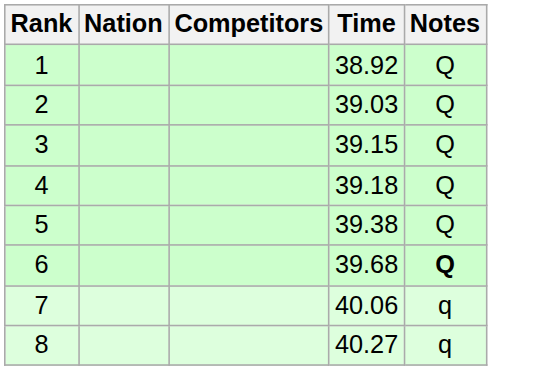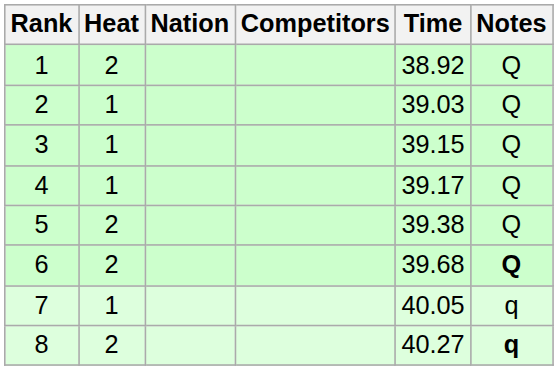+ column: (111, 24)
(367, 184) 39.18 -> (433, 184) 39.17
(367, 305) 40.06 -> (433, 305) 40.05
(445, 345) normal -> (511, 345) bold
